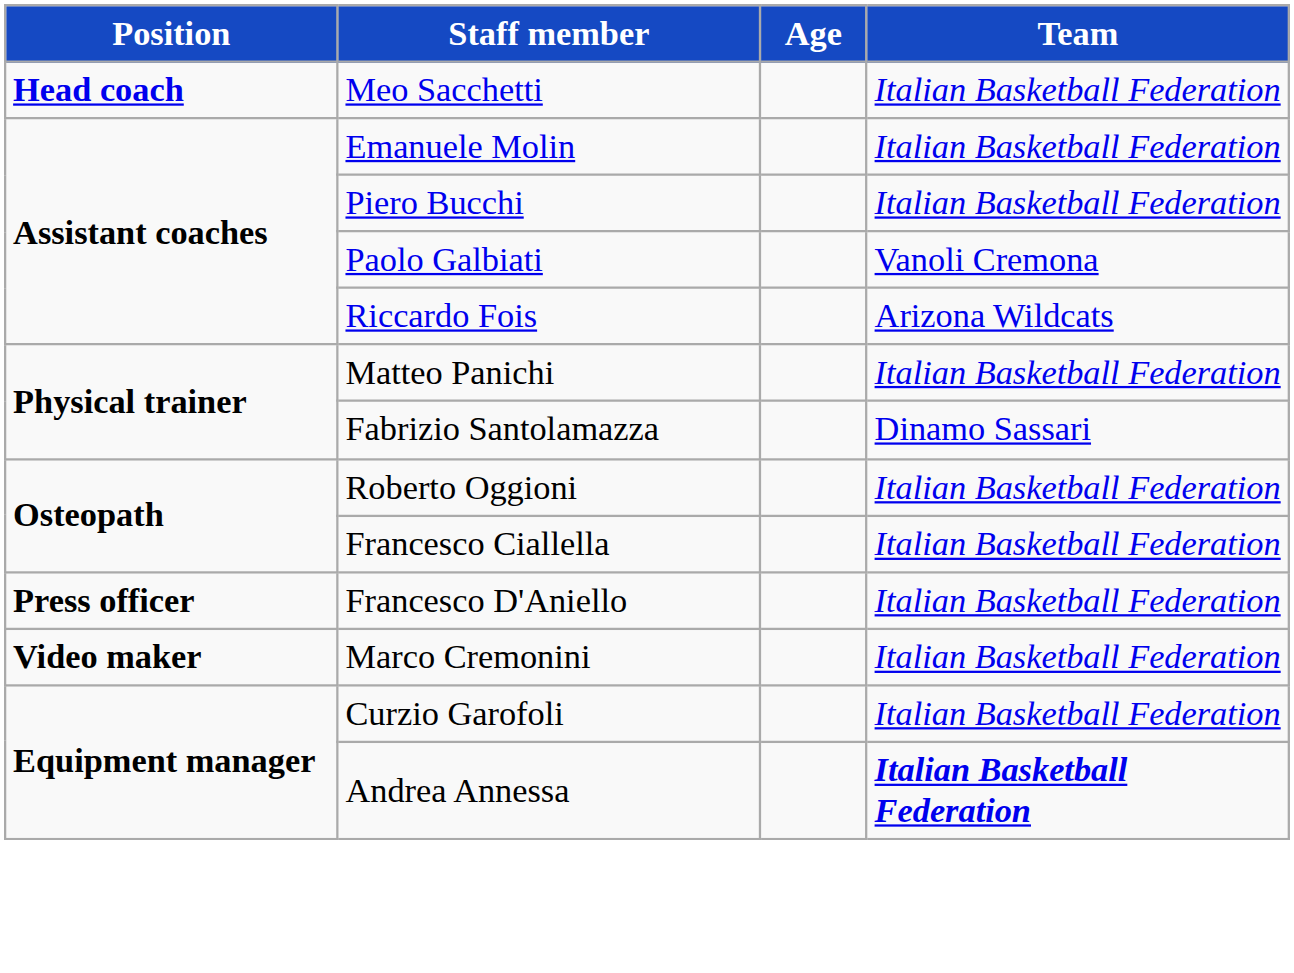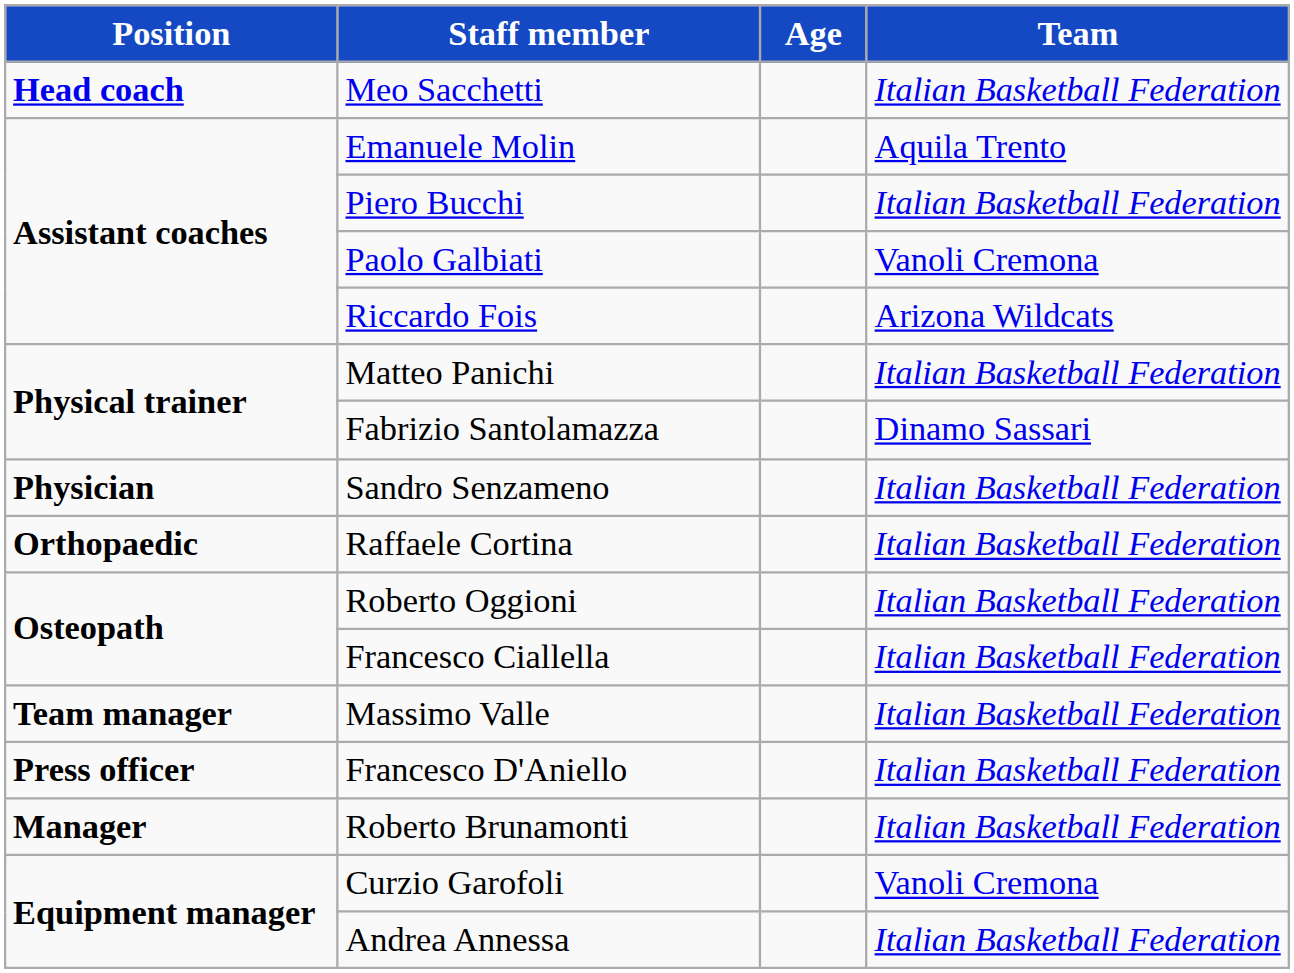(1078, 146) Italian Basketball Federation -> (970, 146) Aquila Trento
+ row: (477, 486)
+ row: (459, 542)
+ row: (448, 712)
+ row: (487, 825)
- row: (468, 656)
(1078, 712) Italian Basketball Federation -> (987, 882) Vanoli Cremona
(1001, 789) bold -> (1078, 939) normal
